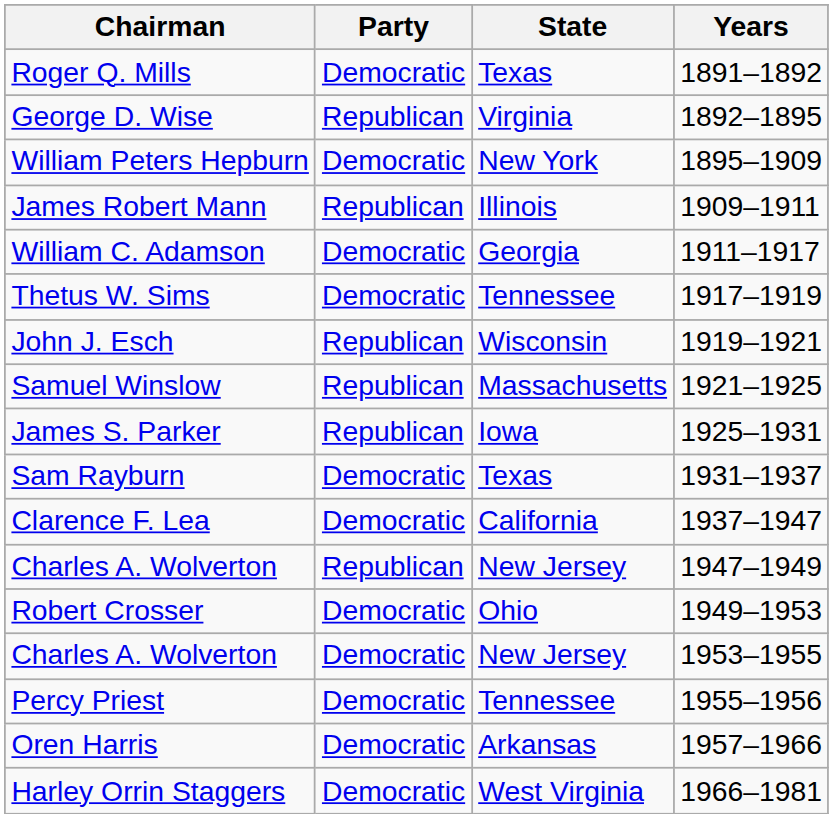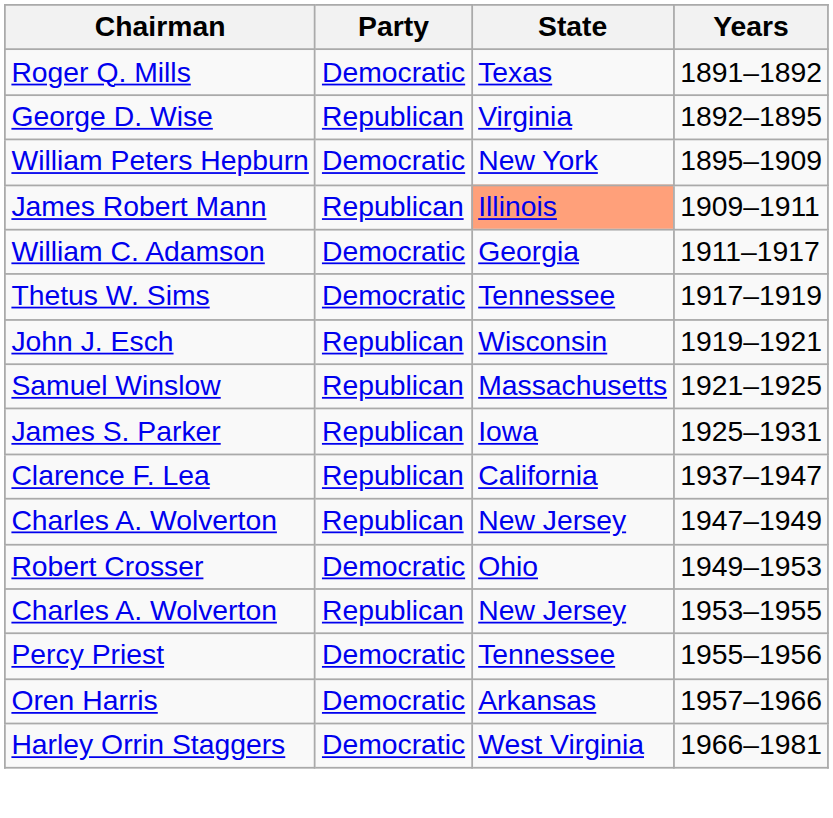(518, 206) no background -> (518, 206) lightsalmon background
- row: (98, 476)
(394, 521) Democratic -> (393, 476) Republican
(394, 655) Democratic -> (393, 610) Republican
